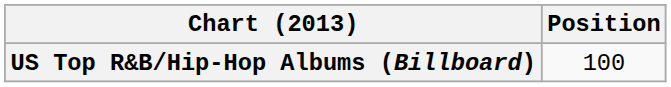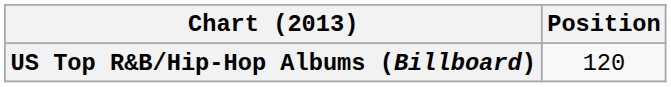(604, 63) 100 -> (604, 63) 120
